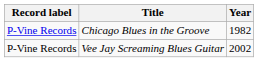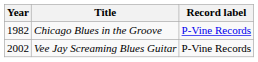columns swapped: (240, 13) <-> (42, 13)
